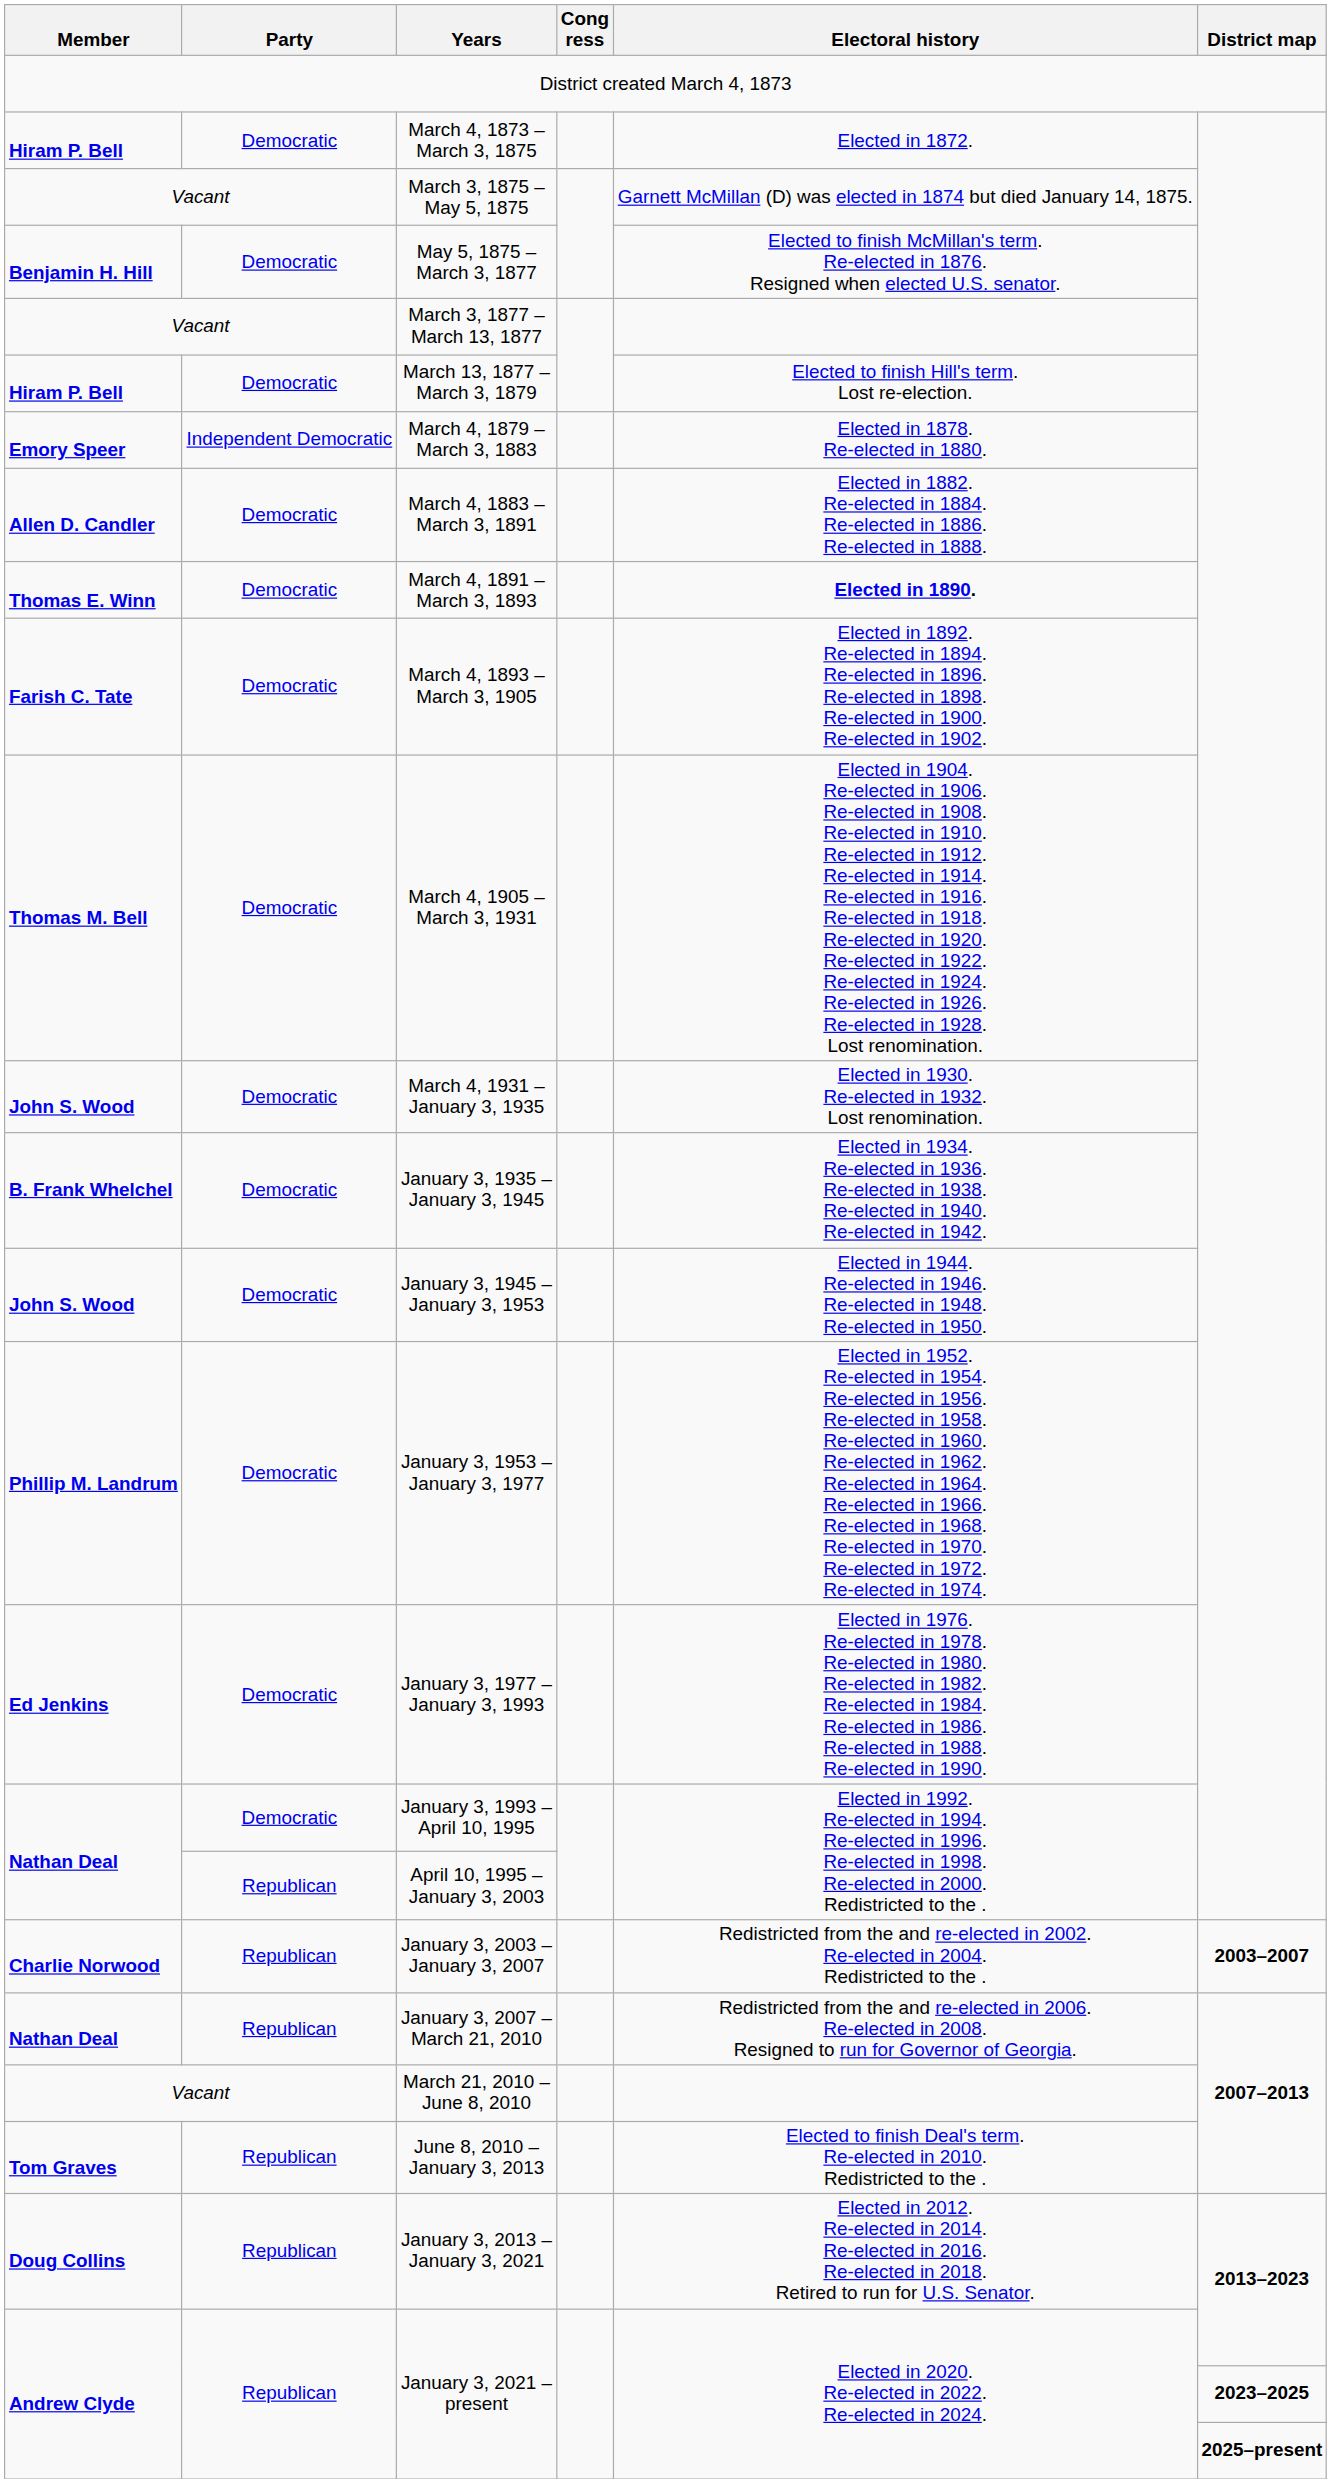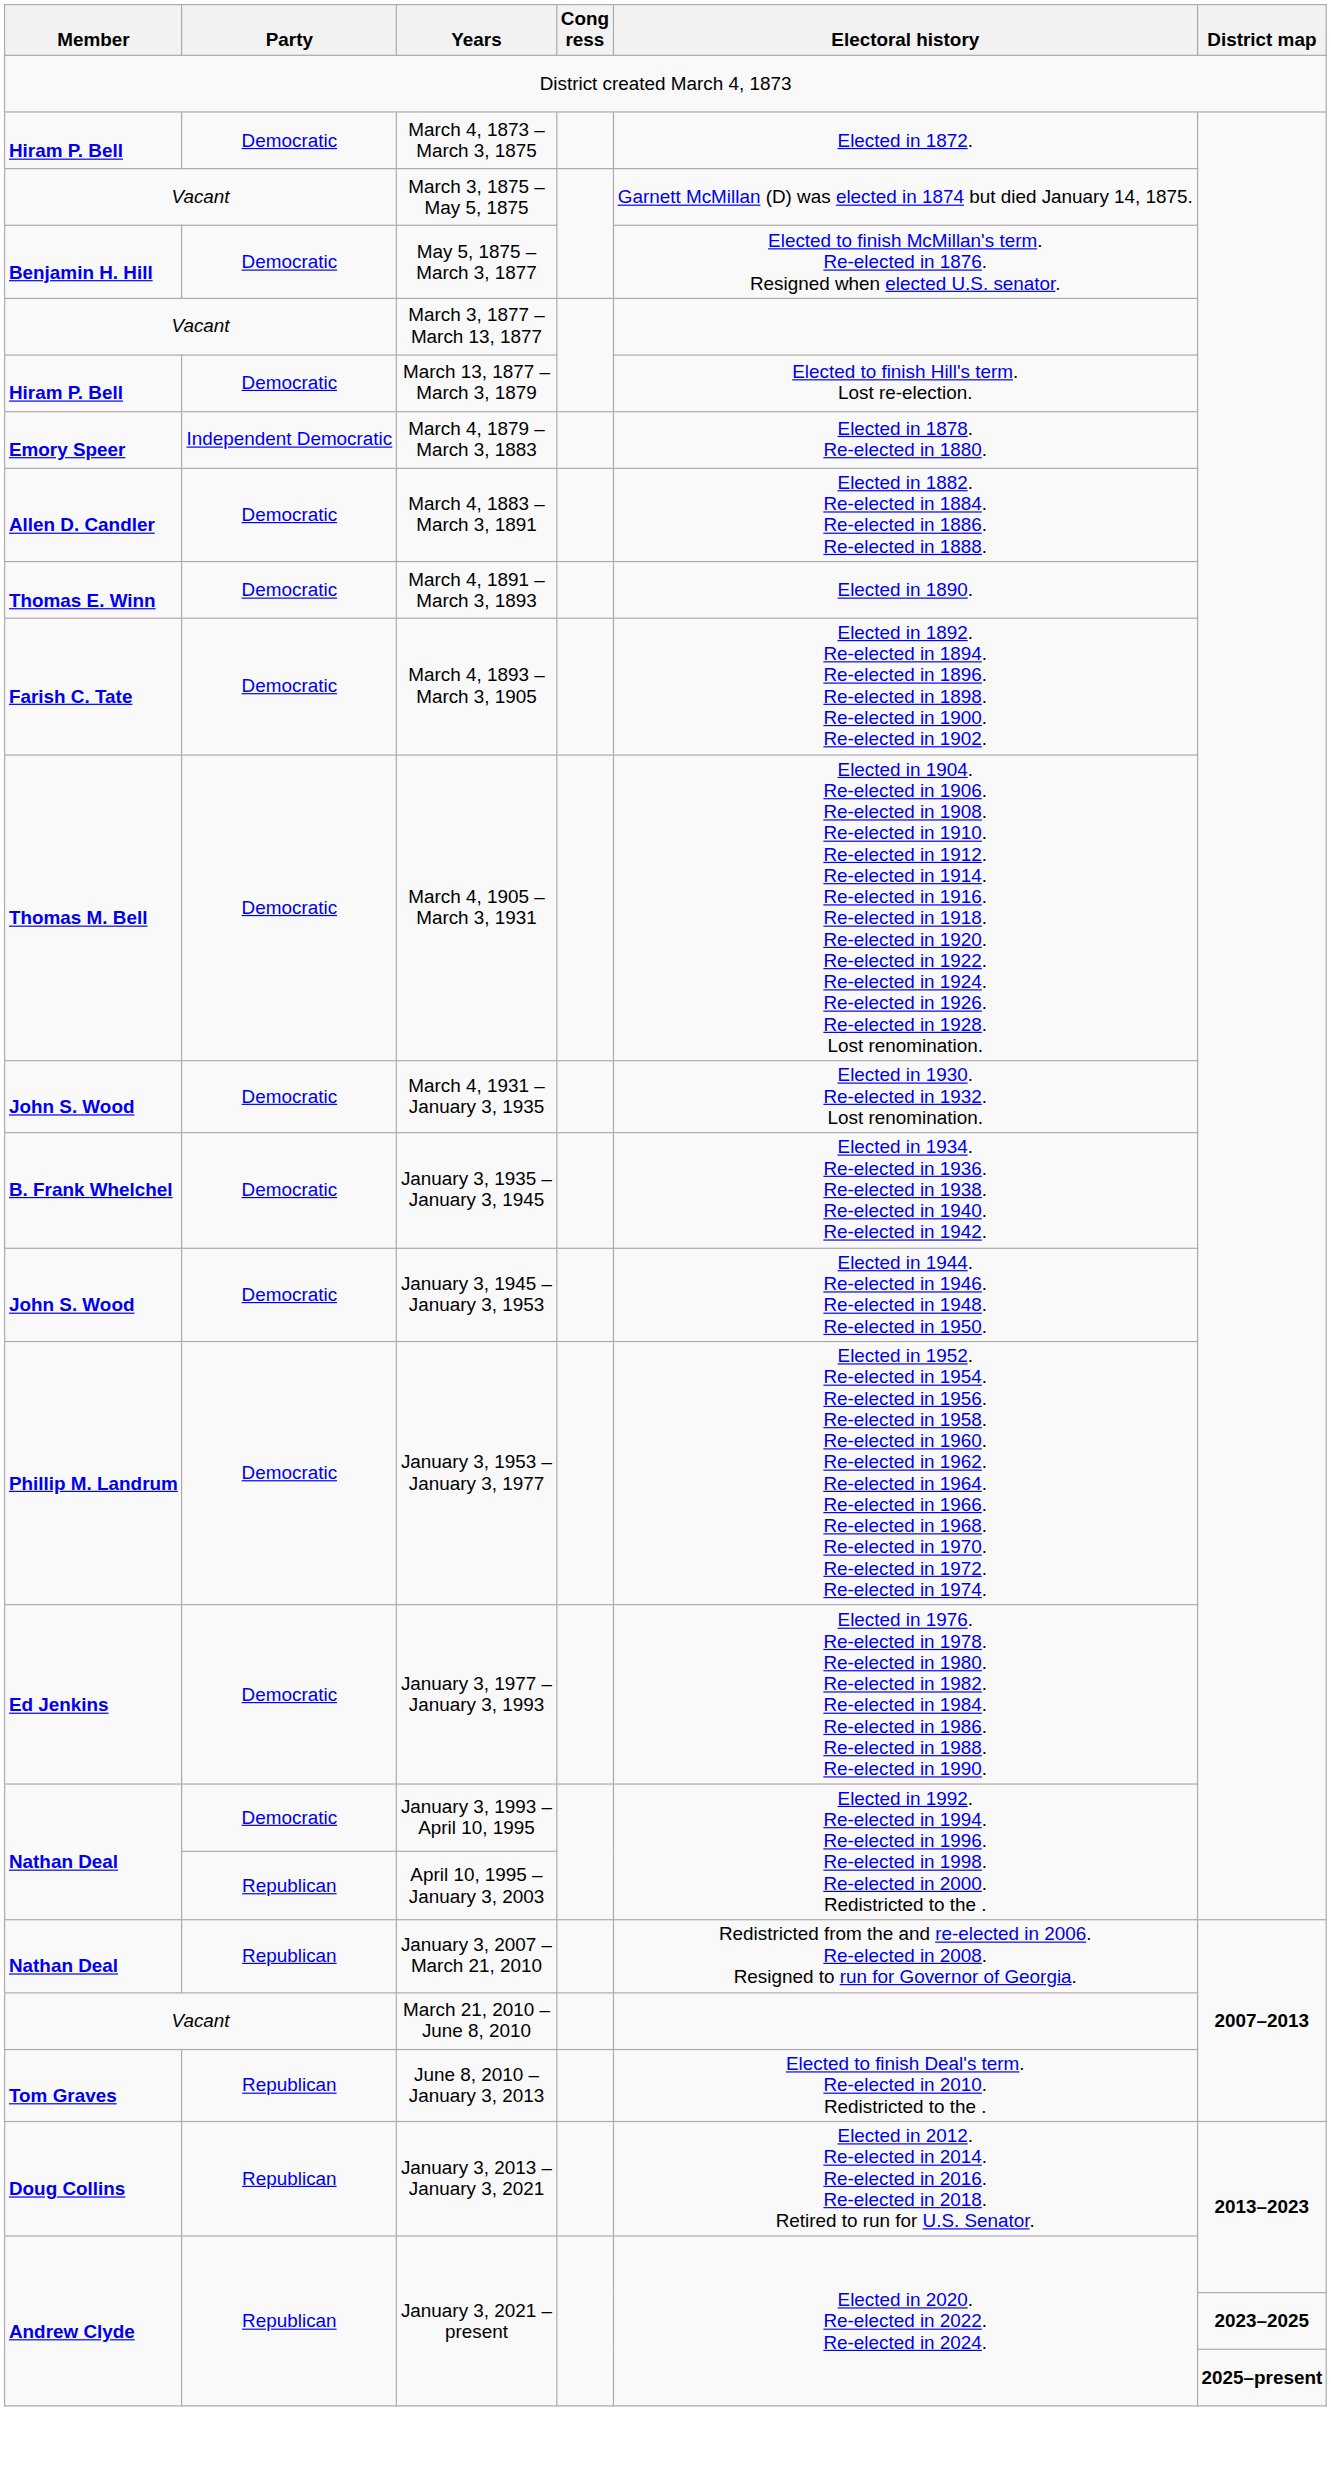(905, 589) bold -> (905, 589) normal
- row: (84, 1966)
